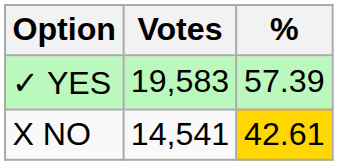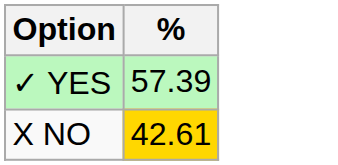- column: (180, 30)
